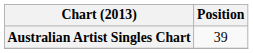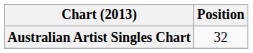(221, 37) 39 -> (221, 37) 32
